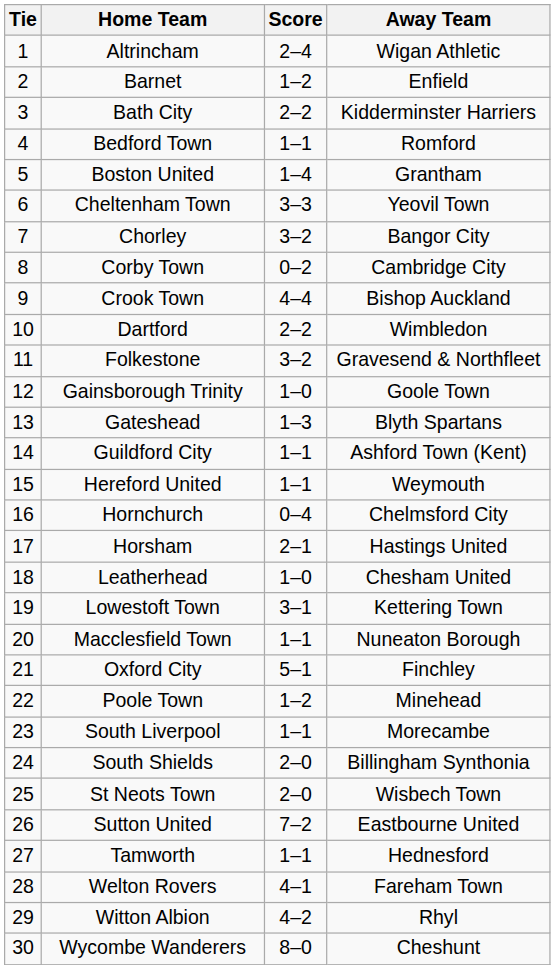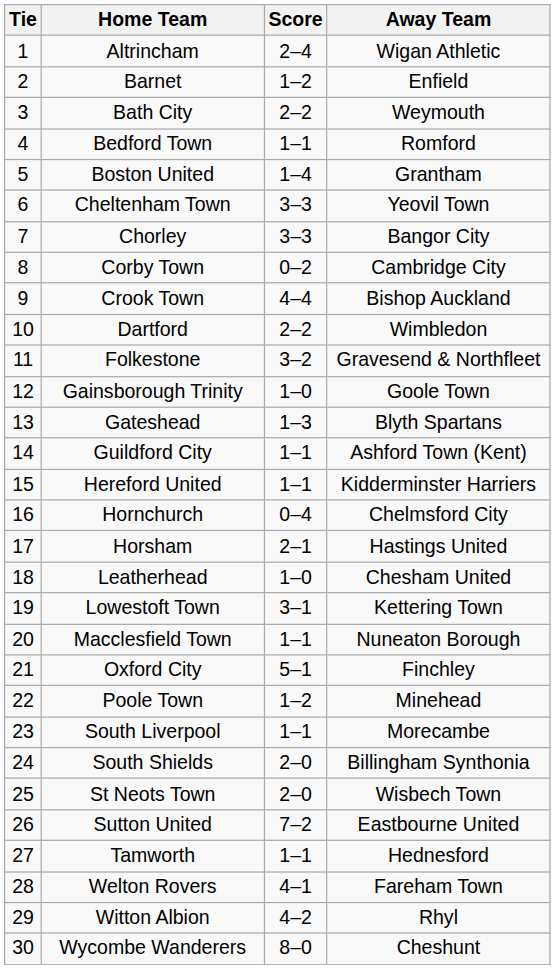(438, 112) Kidderminster Harriers -> (438, 112) Weymouth
(296, 236) 3–2 -> (296, 236) 3–3
(438, 484) Weymouth -> (438, 484) Kidderminster Harriers
